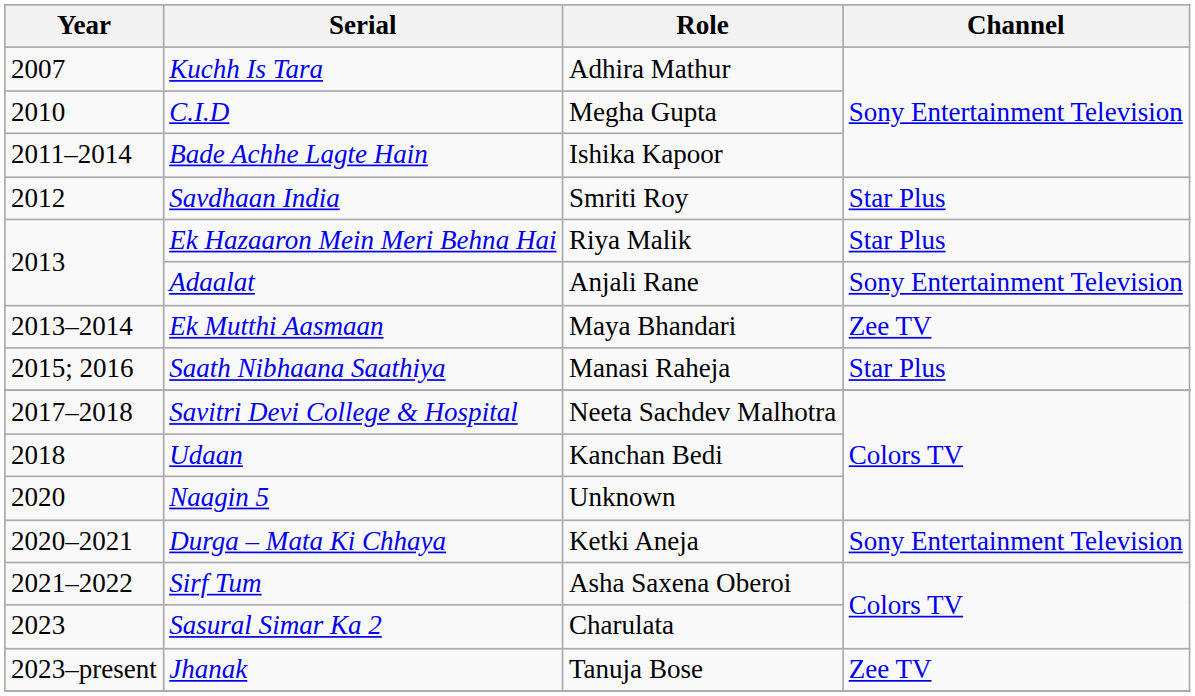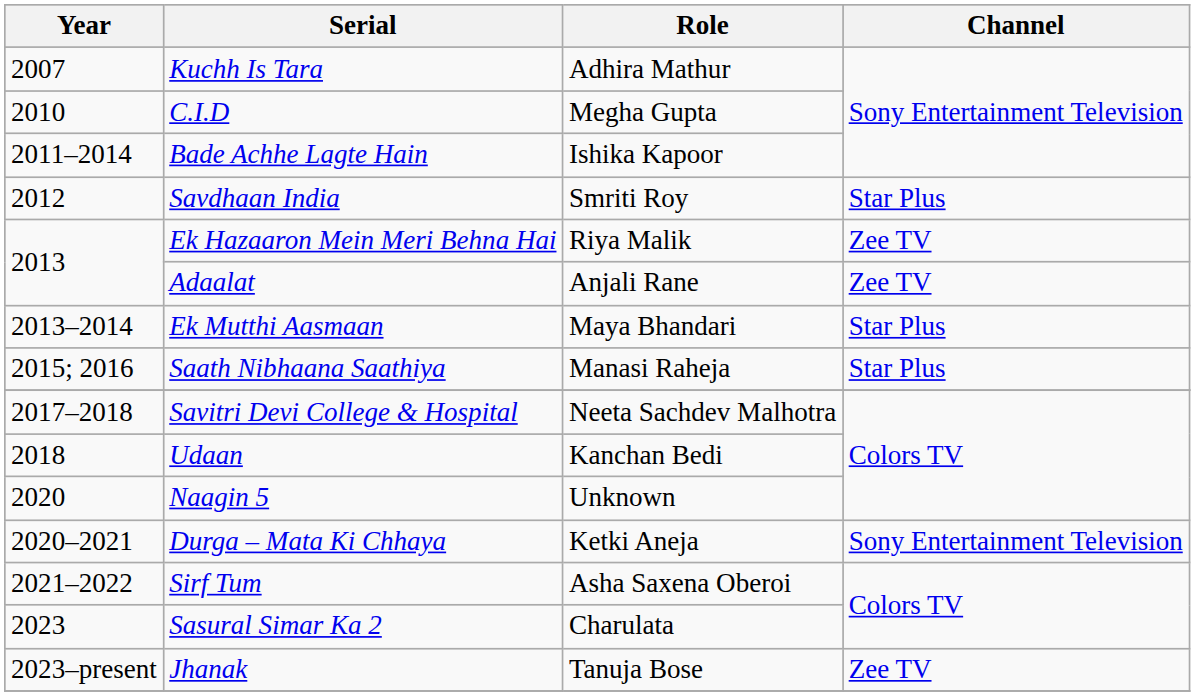(897, 240) Star Plus -> (890, 240) Zee TV
(1016, 283) Sony Entertainment Television -> (890, 283) Zee TV
(890, 326) Zee TV -> (897, 326) Star Plus
